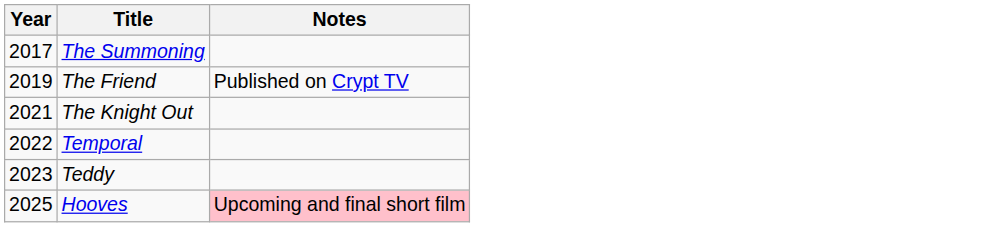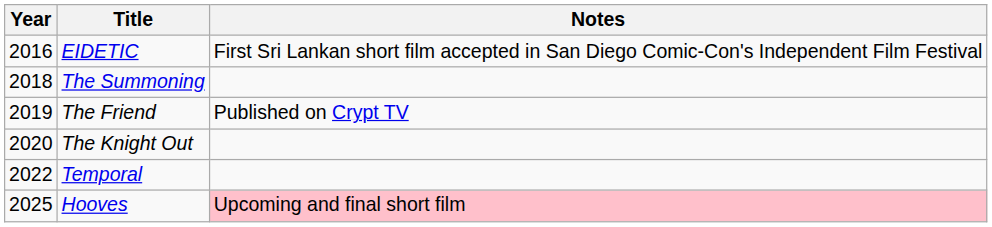+ row: (100, 50)
(31, 50) 2017 -> (31, 81) 2018
(31, 112) 2021 -> (31, 143) 2020
- row: (88, 174)
